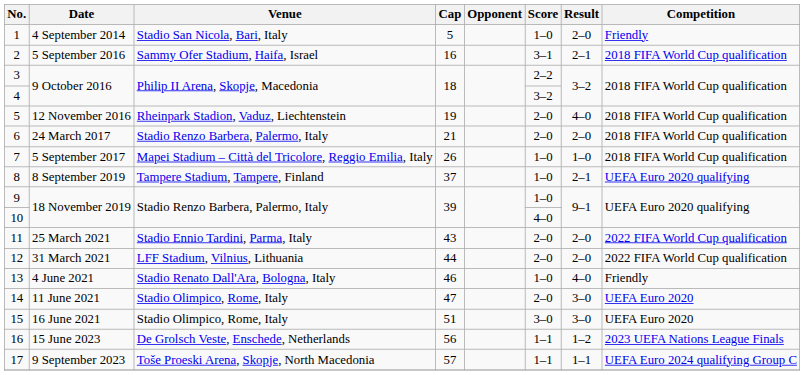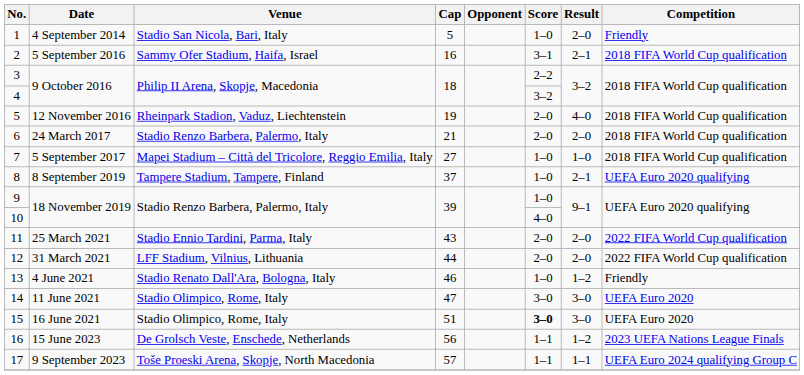(450, 156) 26 -> (450, 156) 27
(582, 278) 4–0 -> (582, 278) 1–2
(543, 298) 2–0 -> (543, 298) 3–0
(543, 319) normal -> (543, 319) bold
